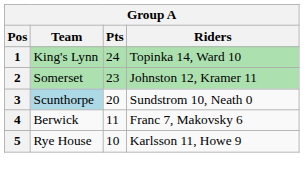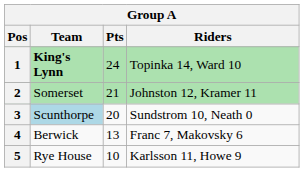(66, 57) normal -> (52, 64) bold
(113, 78) 23 -> (113, 93) 21
(112, 120) 11 -> (113, 135) 13
